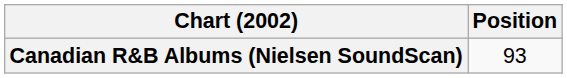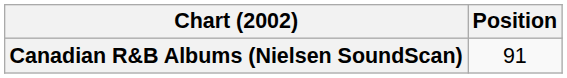(515, 55) 93 -> (515, 55) 91
